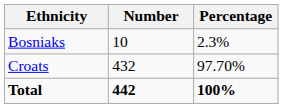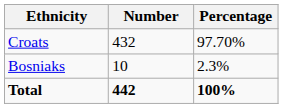rows swapped: (28, 66) <-> (37, 41)
